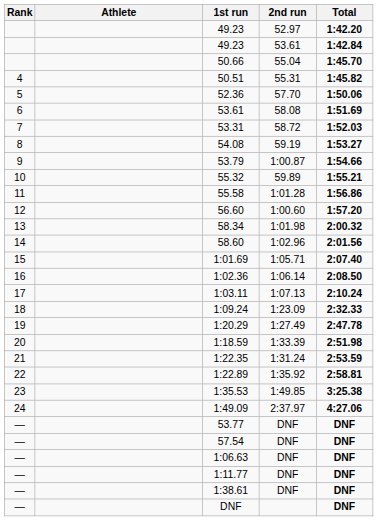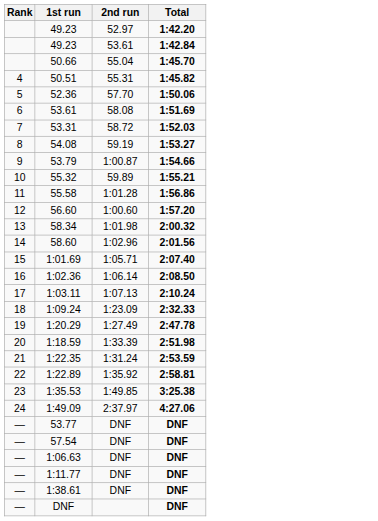- column: (119, 12)
